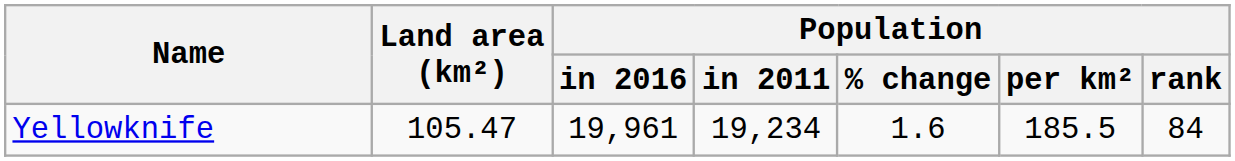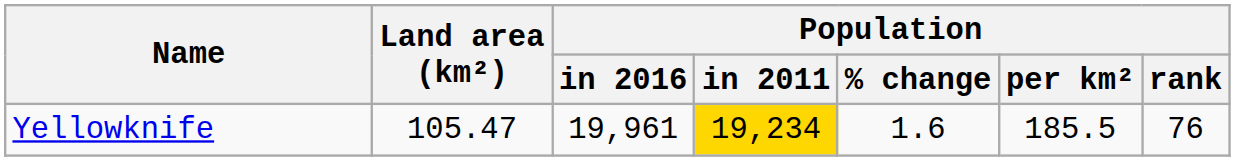(766, 130) no background -> (766, 130) gold background
(1186, 130) 84 -> (1186, 130) 76
